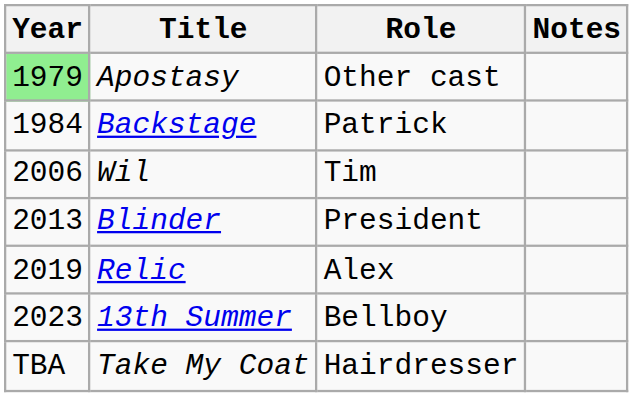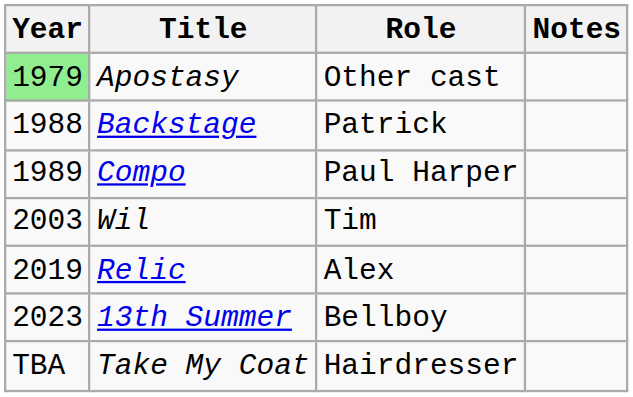(48, 125) 1984 -> (48, 125) 1988
+ row: (141, 173)
(48, 173) 2006 -> (48, 222) 2003
- row: (159, 222)
